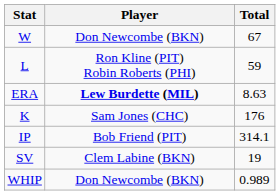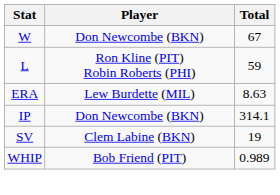(140, 94) bold -> (140, 94) normal
- row: (25, 115)
(140, 136) Bob Friend (PIT) -> (140, 115) Don Newcombe (BKN)
(140, 179) Don Newcombe (BKN) -> (140, 158) Bob Friend (PIT)
